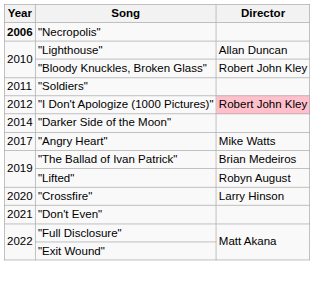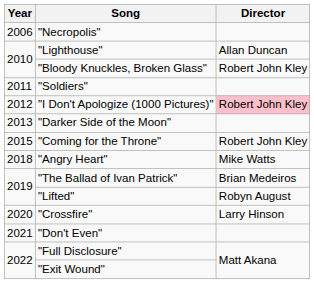(20, 31) bold -> (20, 31) normal
(20, 123) 2014 -> (20, 123) 2013
+ row: (100, 141)
(20, 141) 2017 -> (20, 159) 2018
